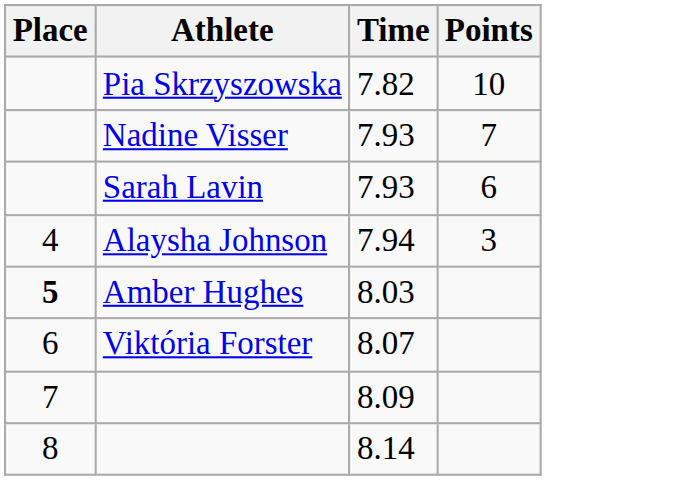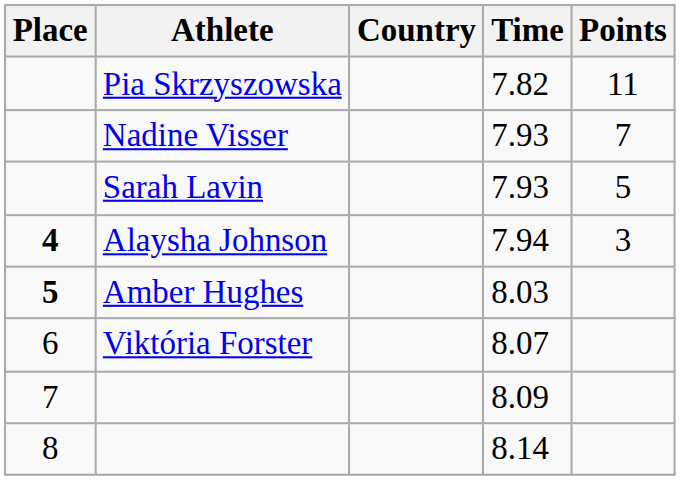+ column: (416, 30)
(489, 82) 10 -> (623, 82) 11
(489, 187) 6 -> (623, 187) 5
(50, 239) normal -> (50, 239) bold
